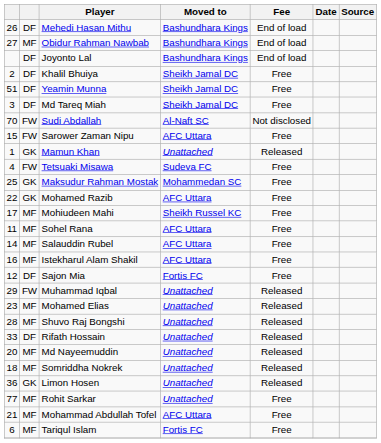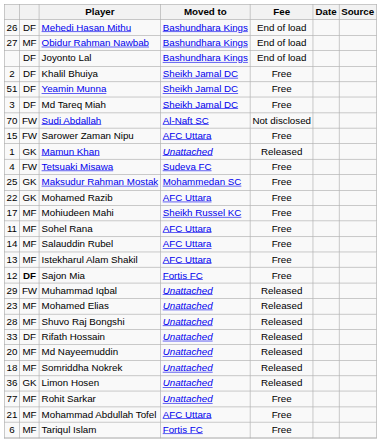(12, 259) 16 -> (12, 259) 13
(29, 275) normal -> (29, 275) bold
